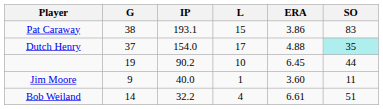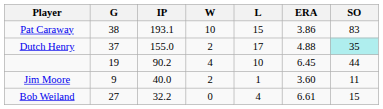+ column: (210, 12)
(185, 46) 154.0 -> (162, 46) 155.0
(130, 96) 14 -> (114, 96) 27
(351, 96) 51 -> (354, 96) 15
